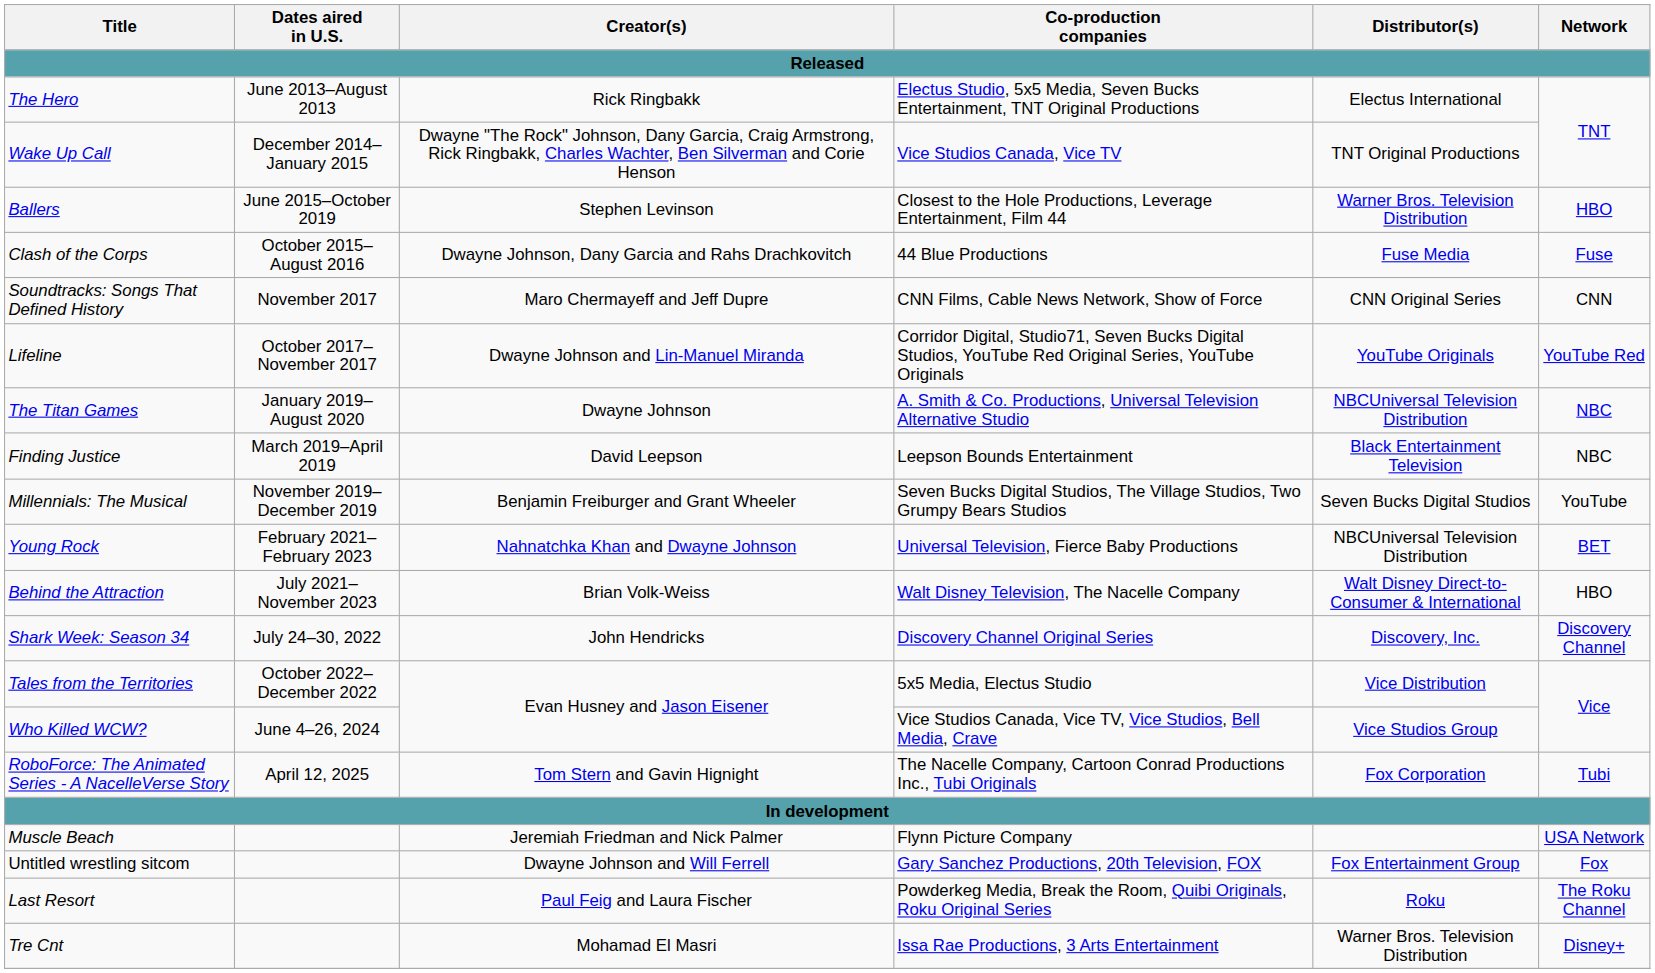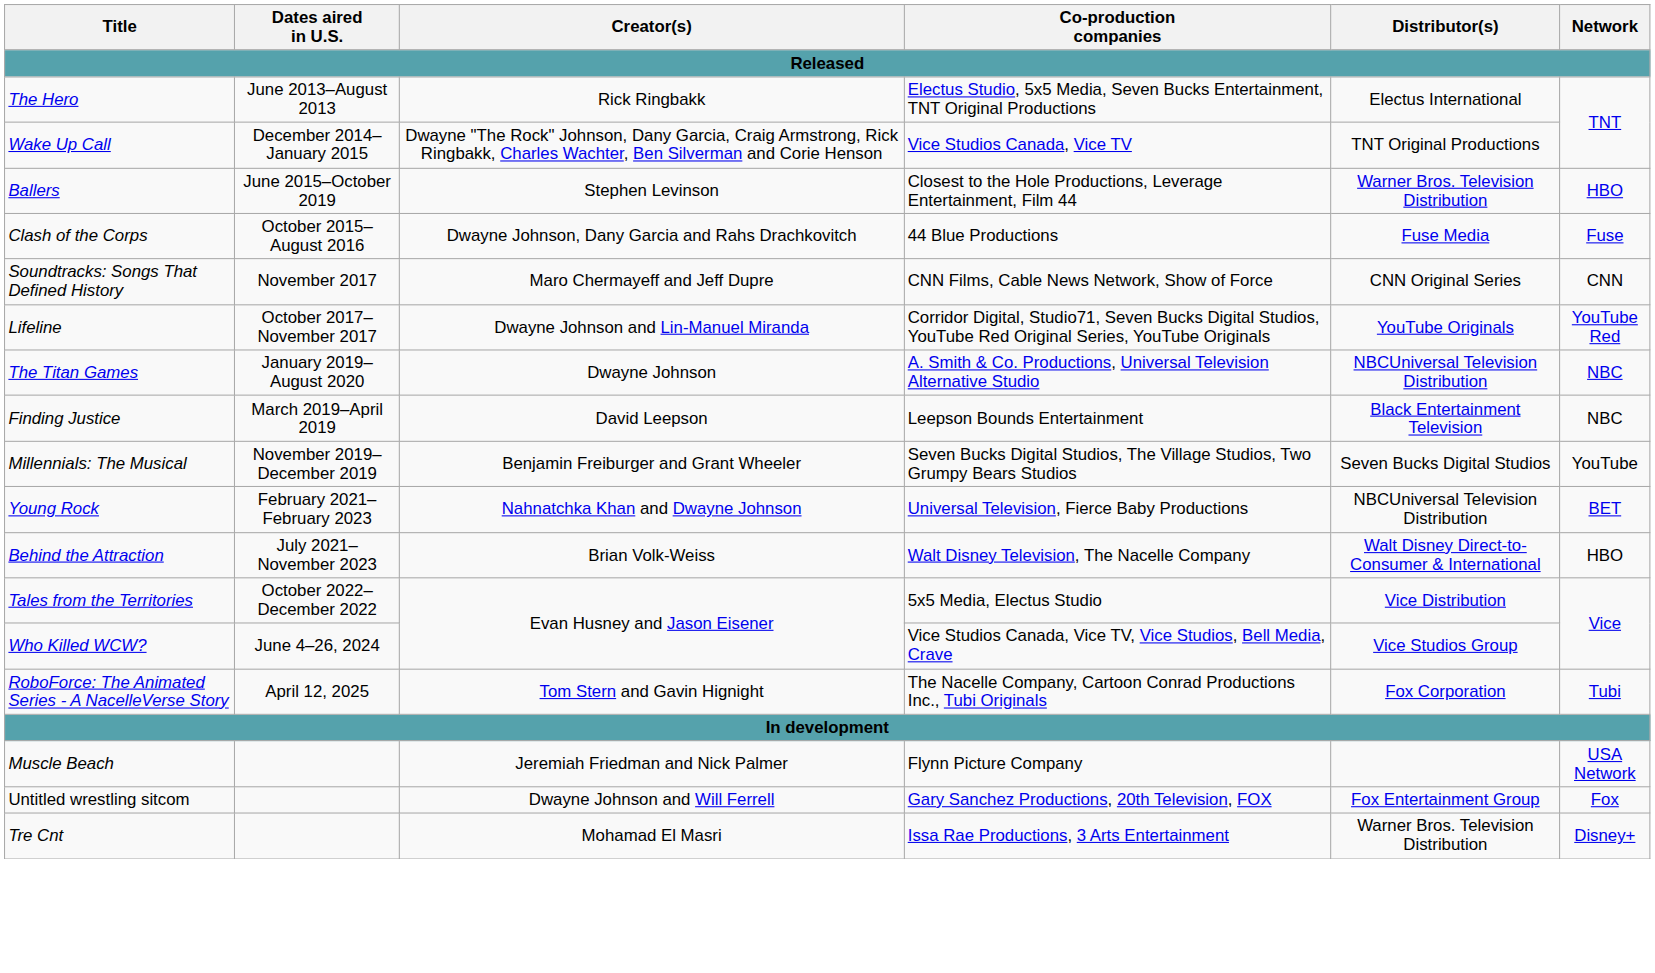- row: (99, 638)
- row: (51, 900)
